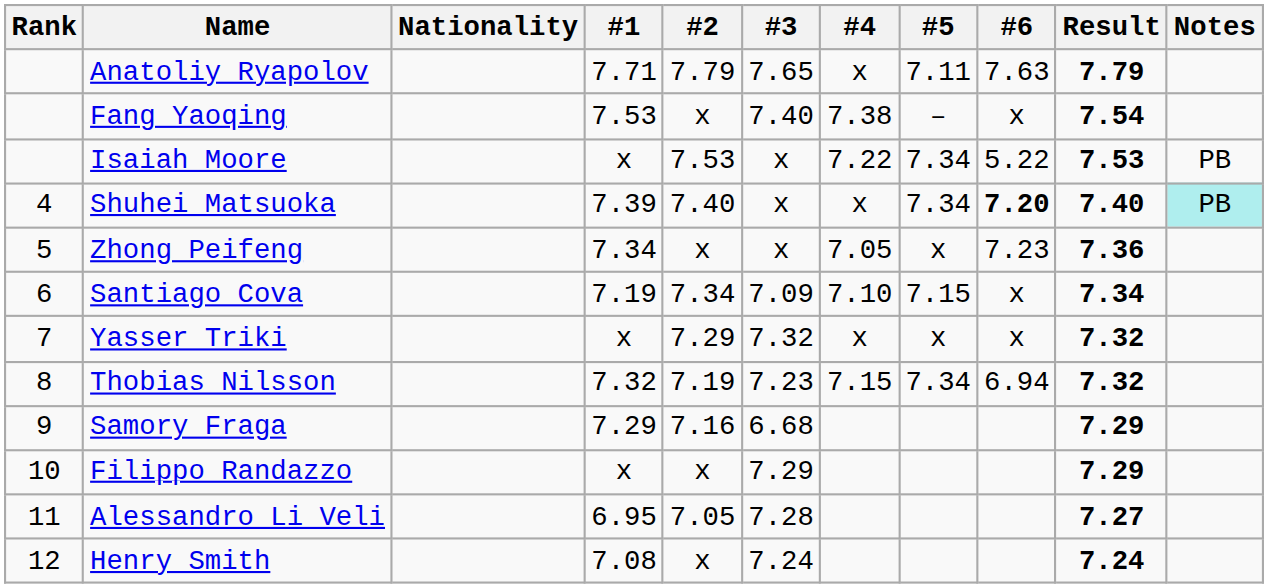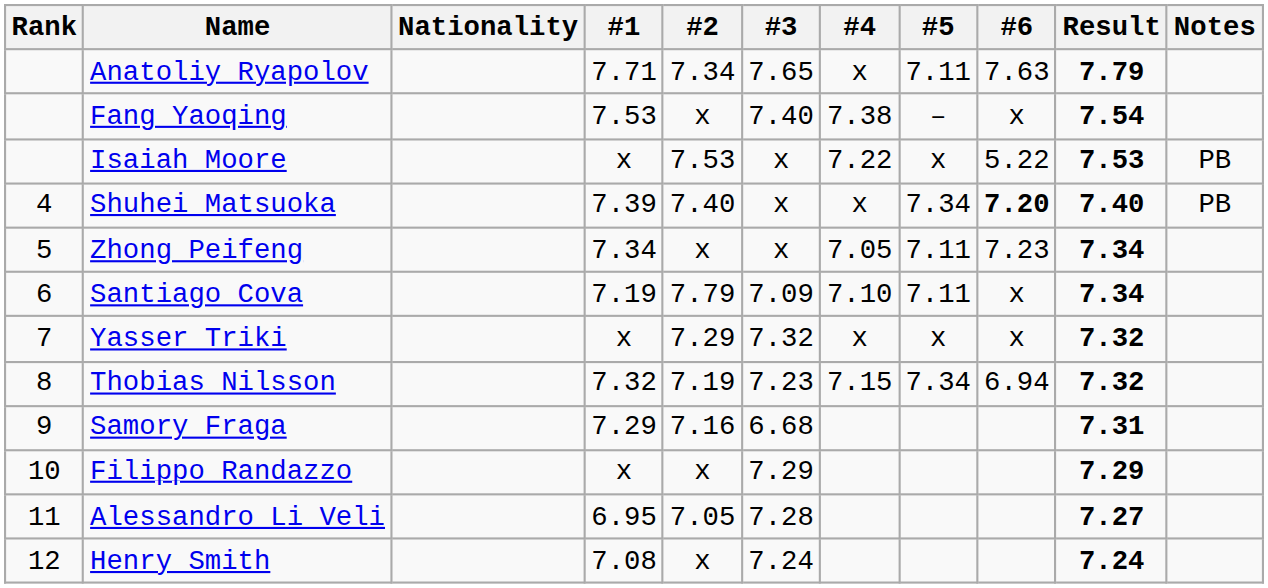(703, 72) 7.79 -> (703, 72) 7.34
(938, 161) 7.34 -> (938, 161) x
(1215, 205) paleturquoise background -> (1215, 205) no background
(938, 250) x -> (938, 250) 7.11
(1112, 250) 7.36 -> (1112, 250) 7.34
(703, 294) 7.34 -> (703, 294) 7.79
(938, 294) 7.15 -> (938, 294) 7.11
(1112, 428) 7.29 -> (1112, 428) 7.31
